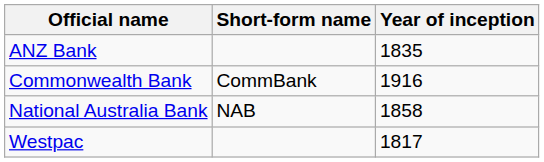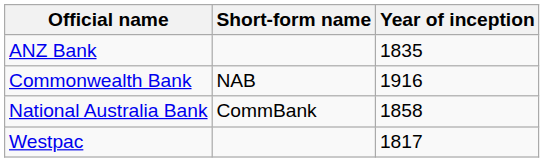(267, 80) CommBank -> (236, 80) NAB
(236, 111) NAB -> (267, 111) CommBank
